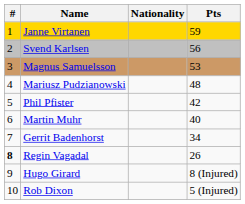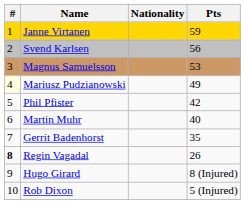(10, 84) no background -> (10, 84) lightyellow background
(195, 84) 48 -> (195, 84) 49
(195, 137) 34 -> (195, 137) 35
